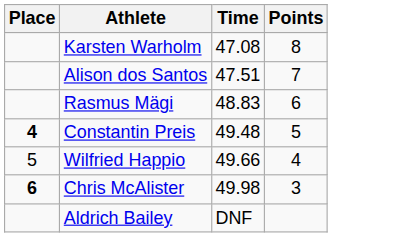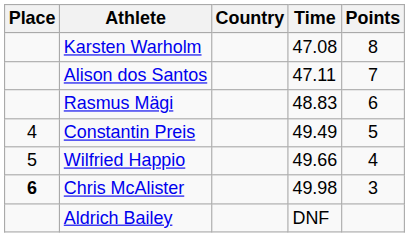+ column: (250, 18)
(238, 75) 47.51 -> (314, 75) 47.11
(32, 132) bold -> (32, 132) normal
(238, 132) 49.48 -> (315, 132) 49.49
